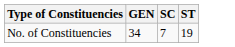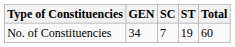+ column: (214, 14)
